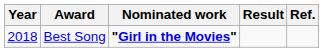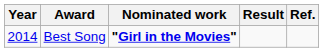(22, 36) 2018 -> (22, 36) 2014
